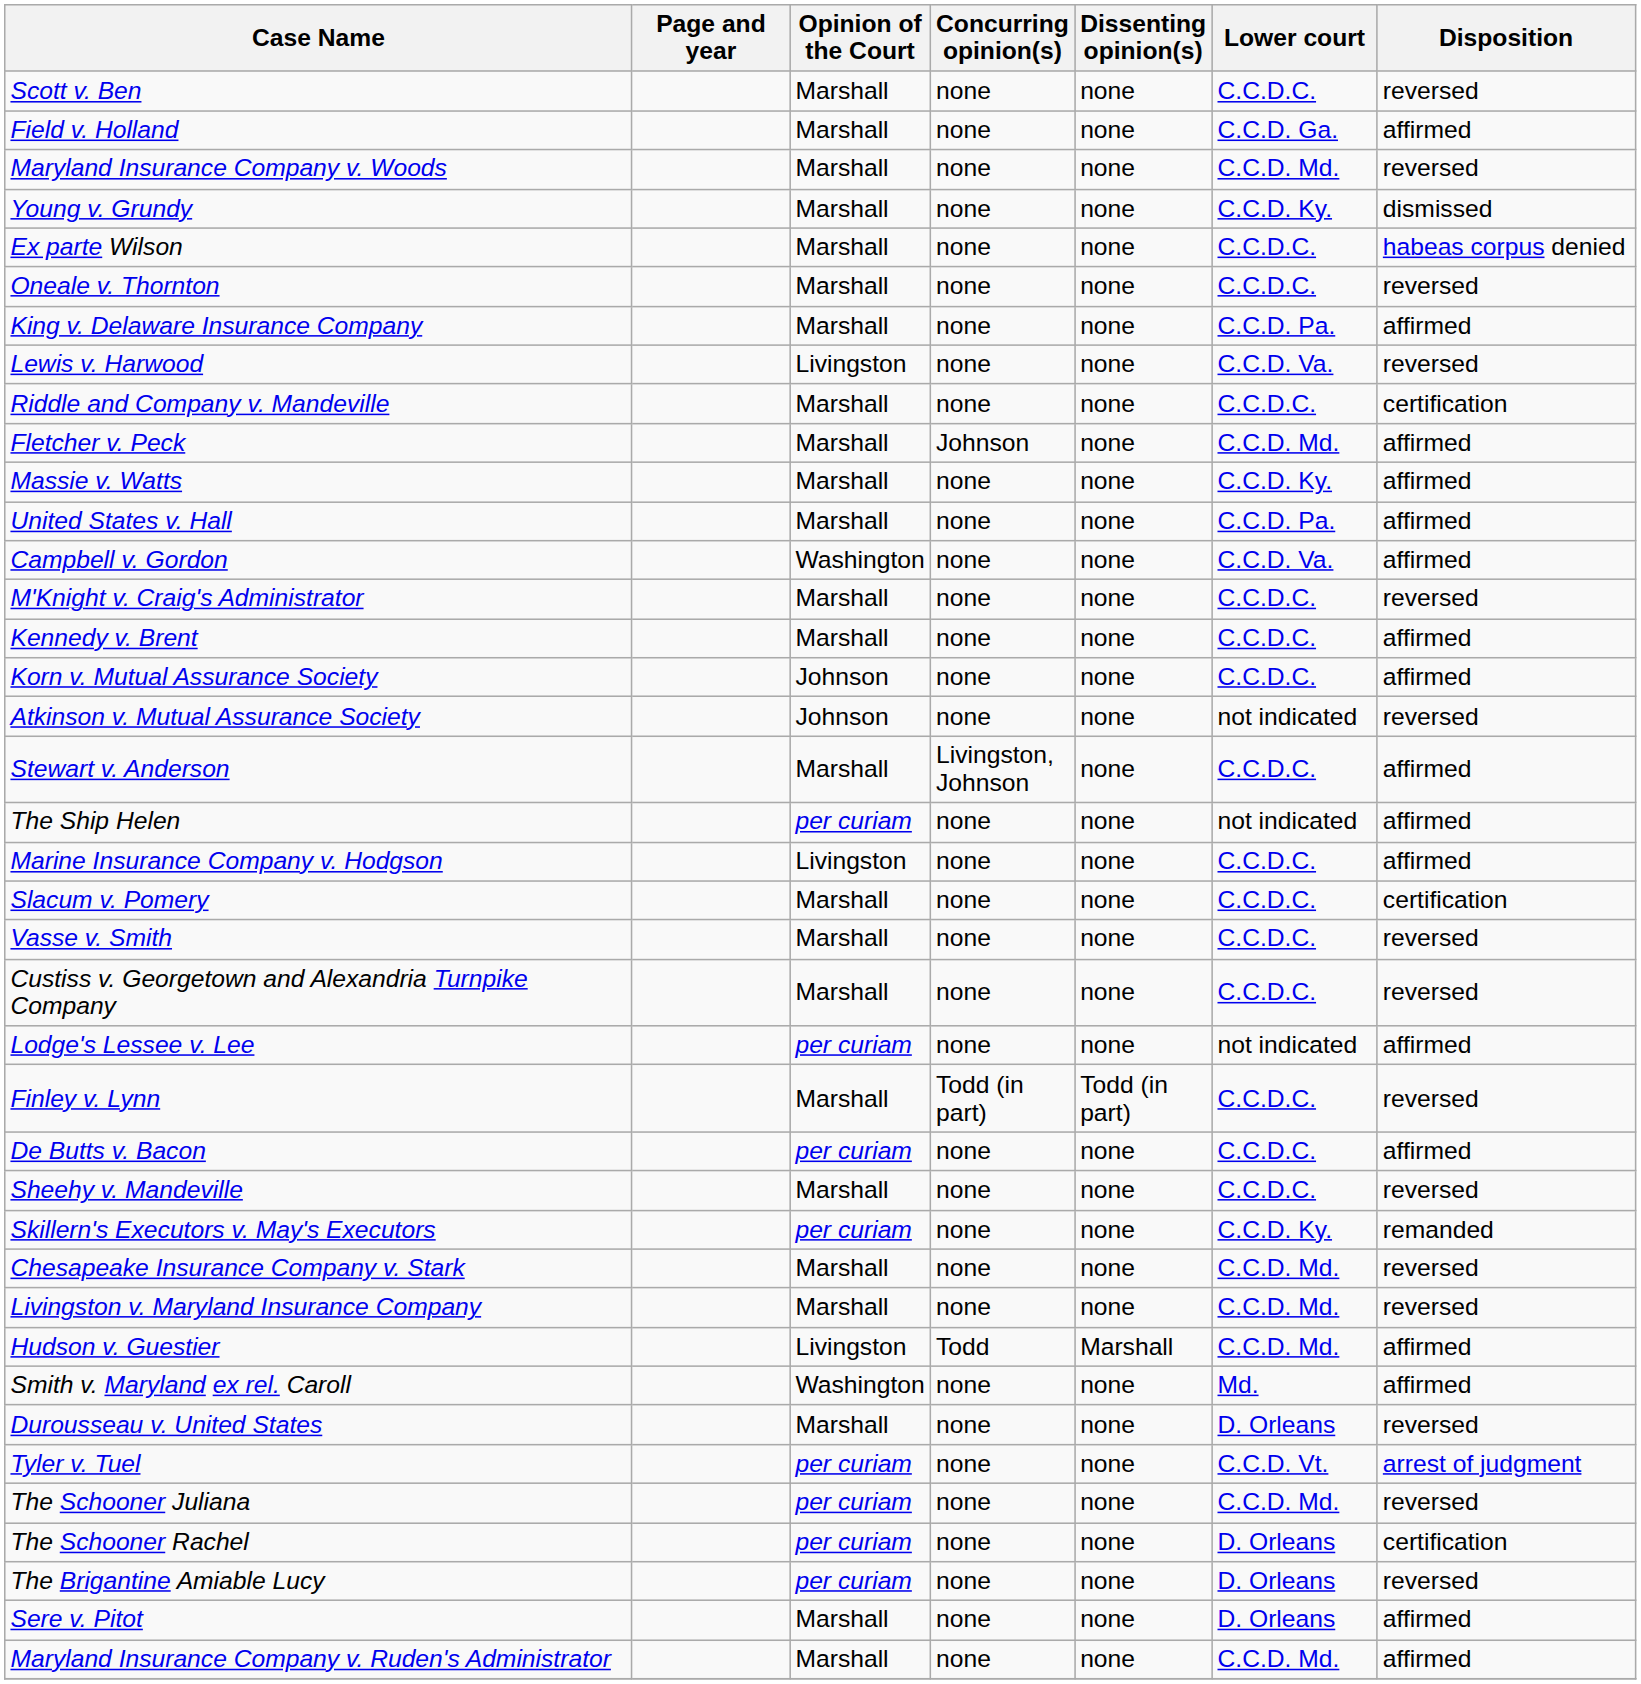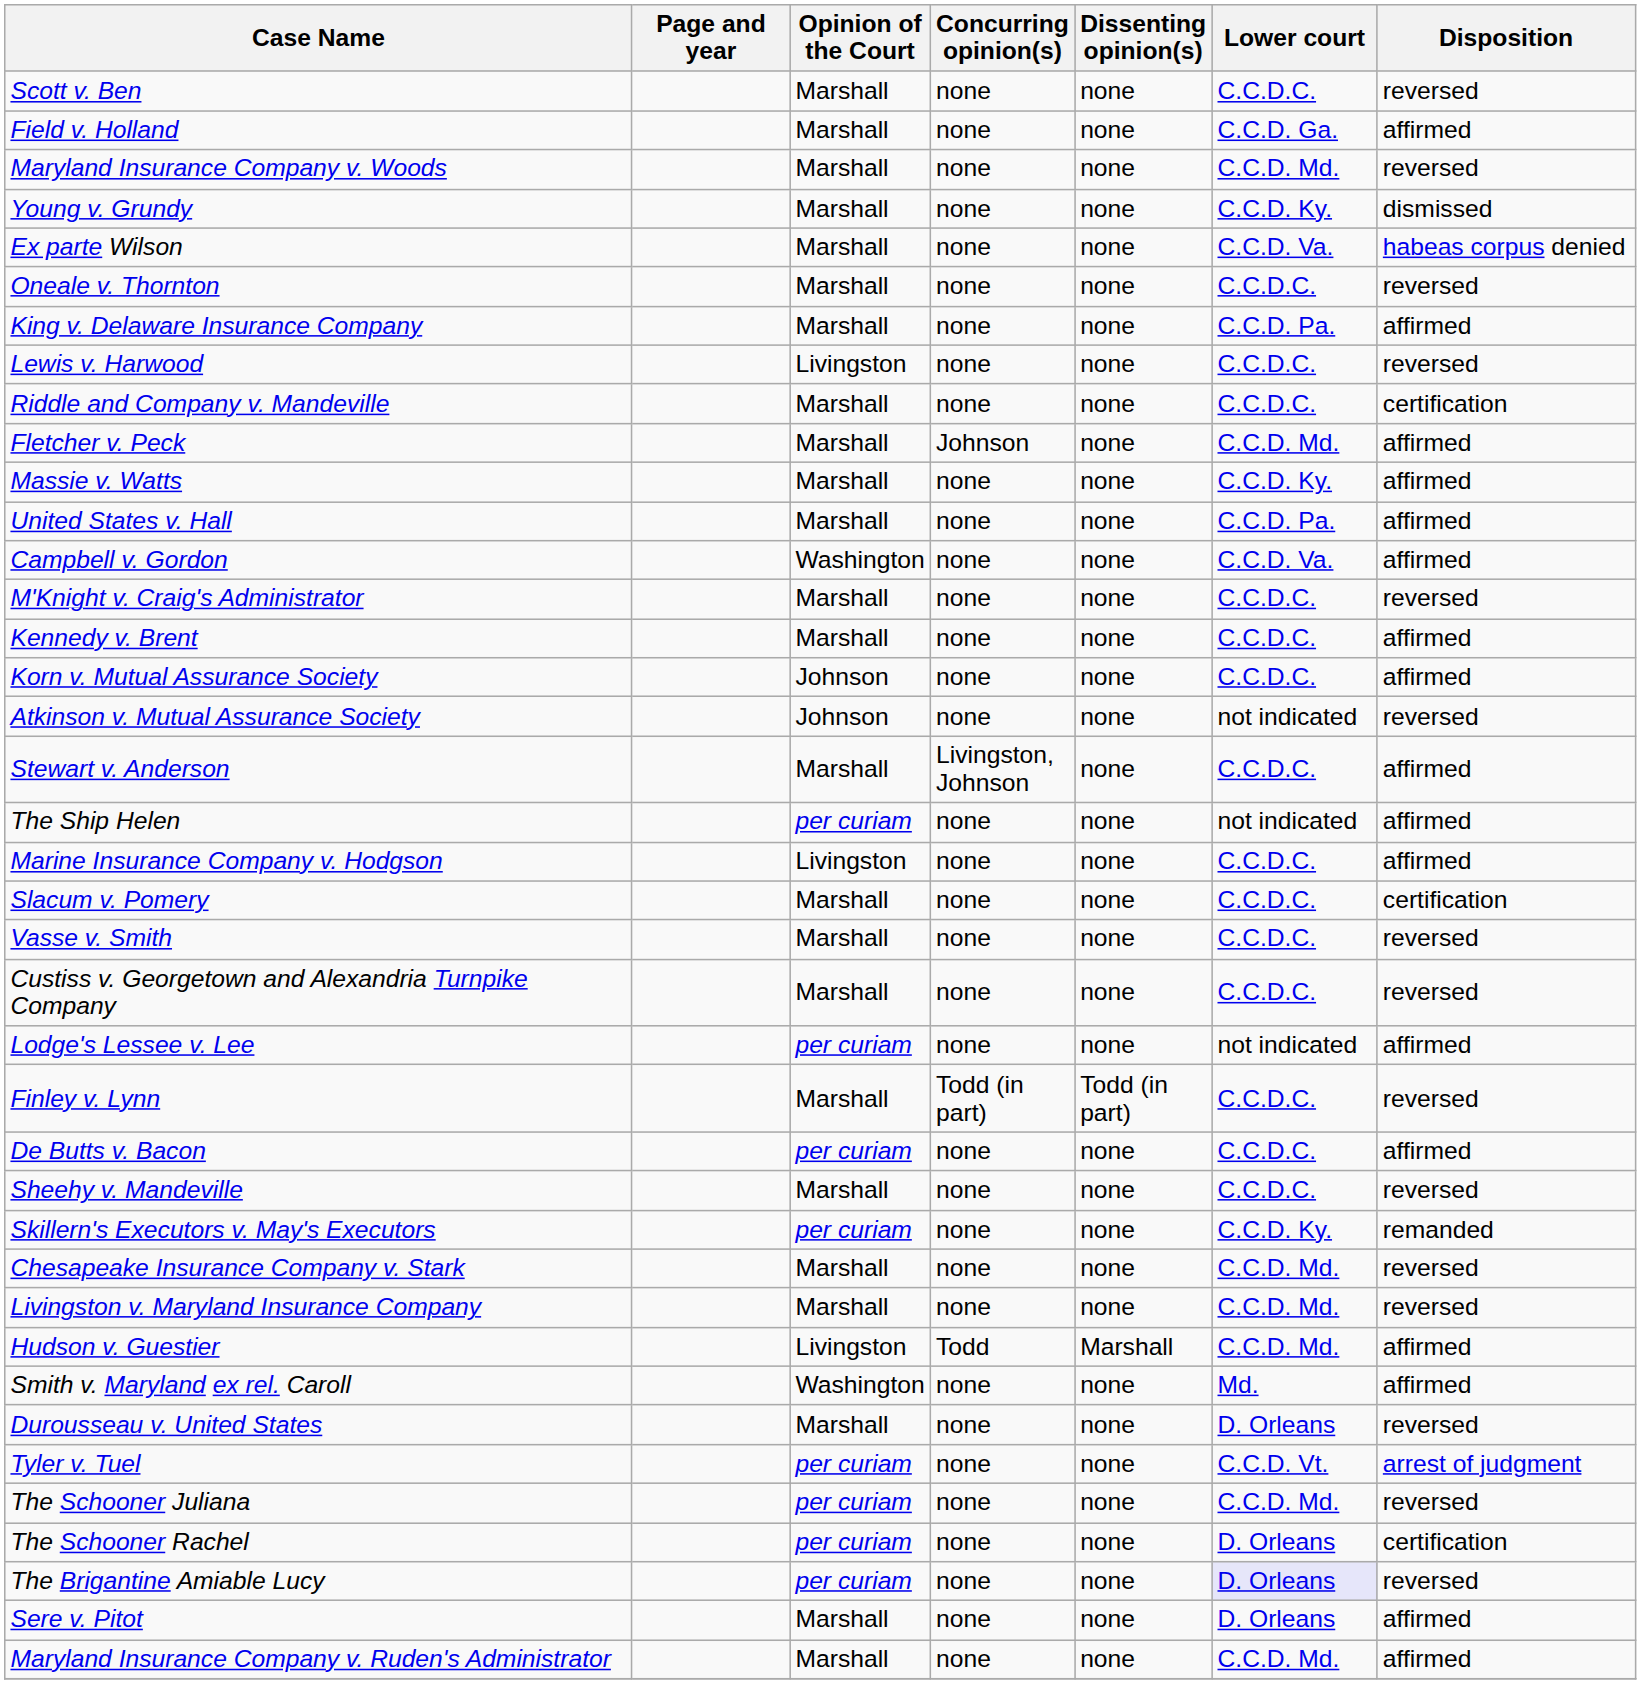(1267, 247) C.C.D.C. -> (1275, 247) C.C.D. Va.
(1275, 364) C.C.D. Va. -> (1267, 364) C.C.D.C.
(1276, 1580) no background -> (1276, 1580) lavender background
